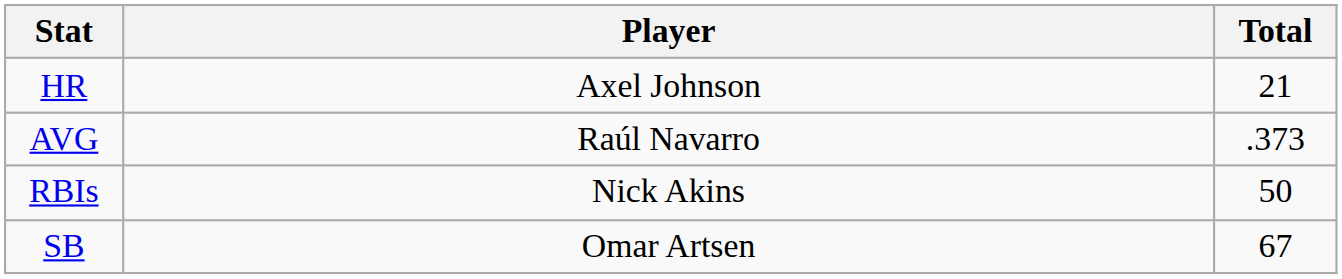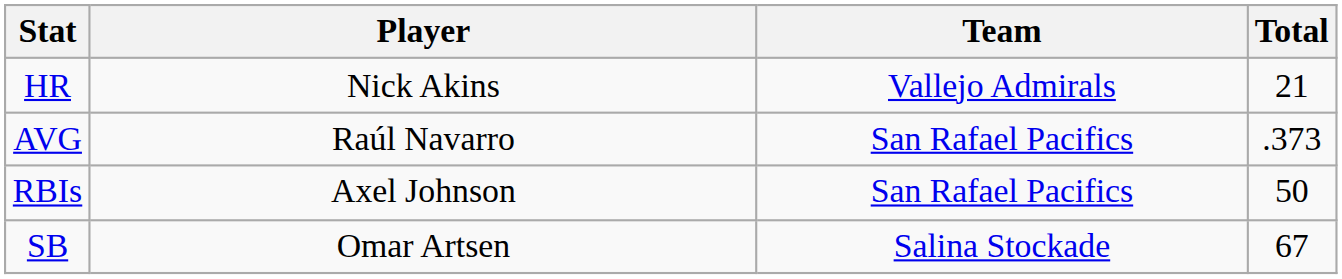+ column: (1002, 31)
(669, 84) Axel Johnson -> (423, 84) Nick Akins
(669, 191) Nick Akins -> (423, 191) Axel Johnson
